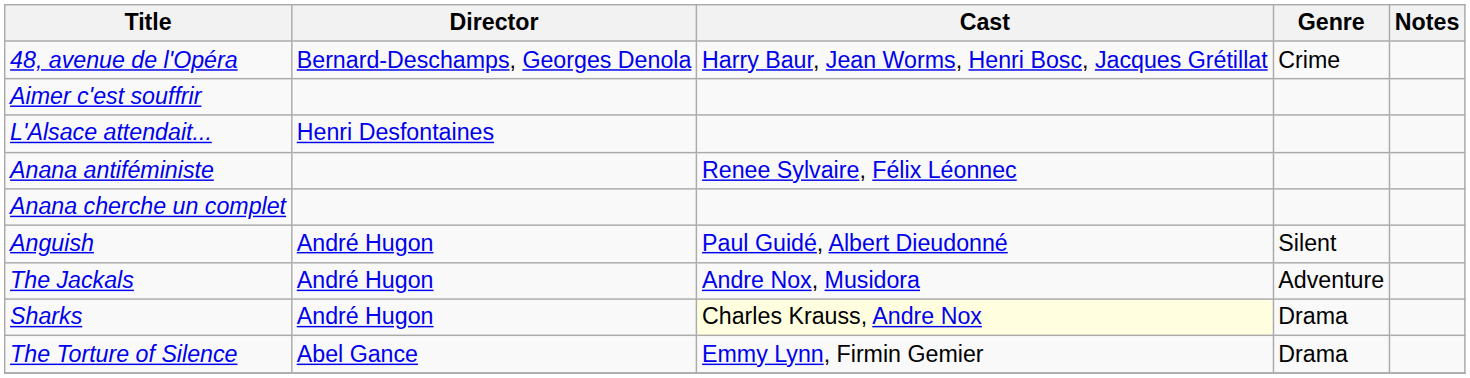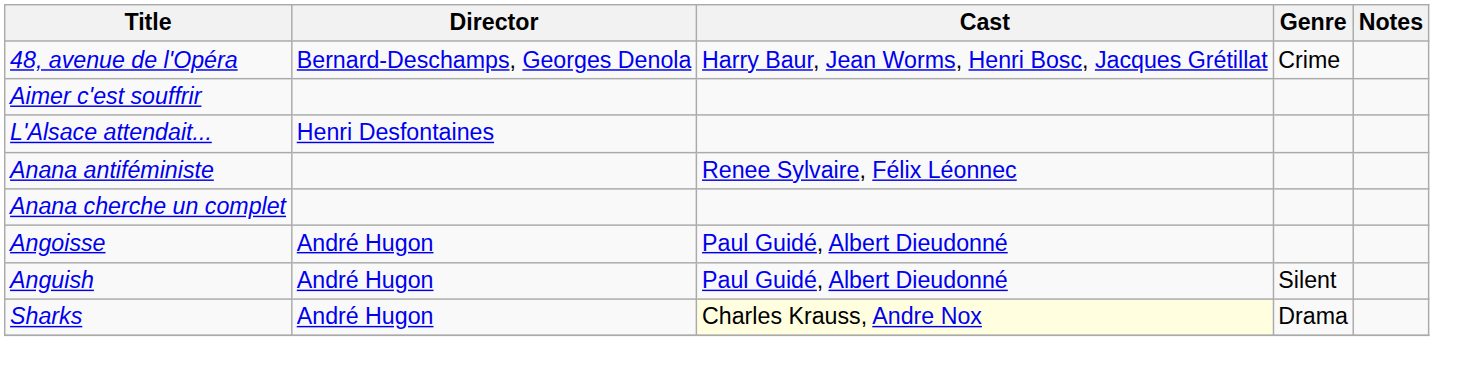+ row: (58, 243)
- row: (72, 280)
- row: (124, 354)
